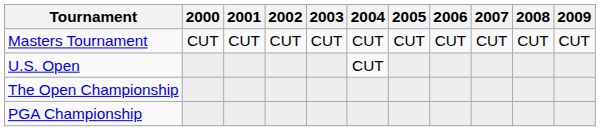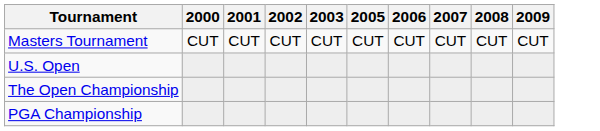- column: (368, 17)
